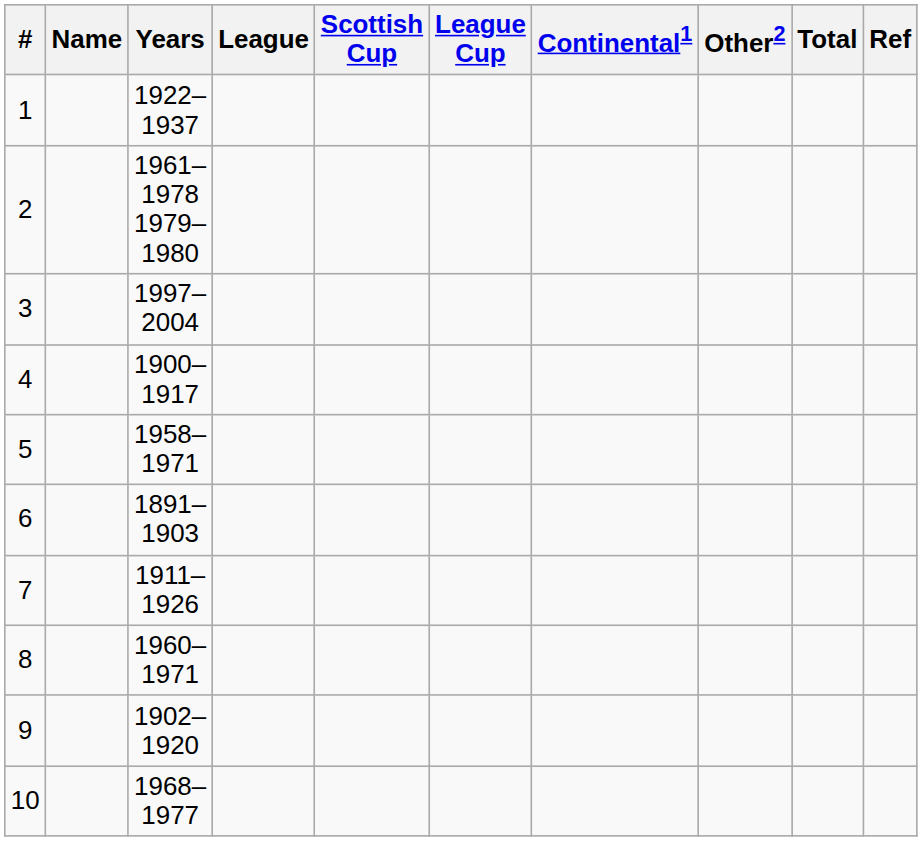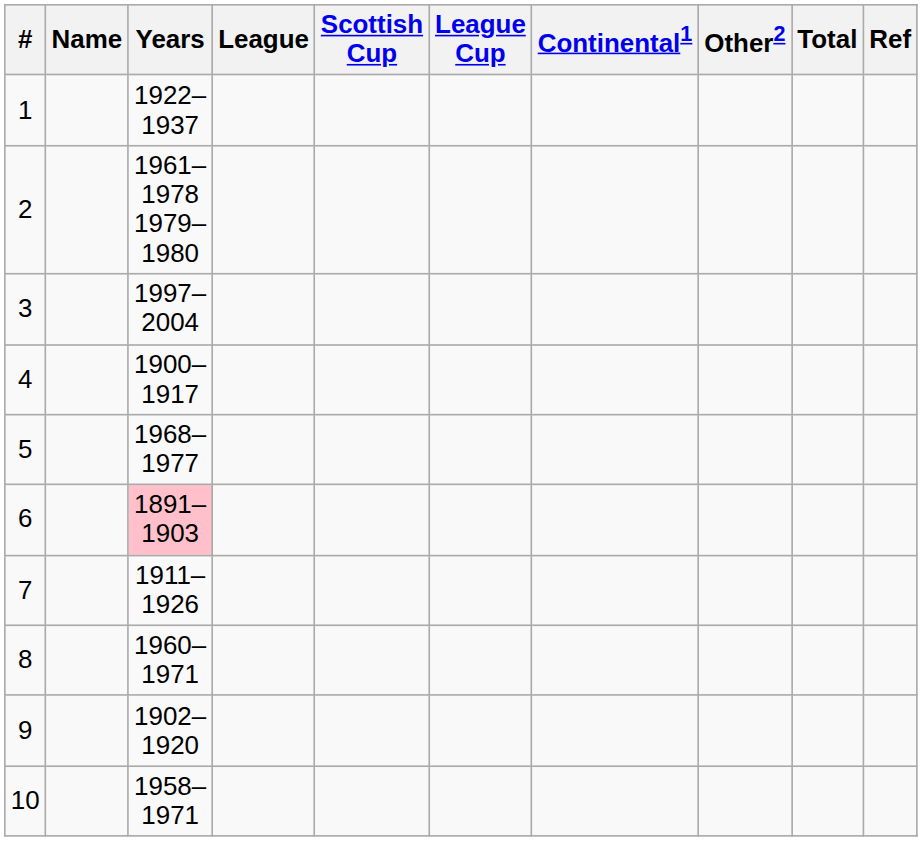(170, 449) 1958–1971 -> (170, 449) 1968–1977
(170, 519) no background -> (170, 519) pink background
(170, 800) 1968–1977 -> (170, 800) 1958–1971
